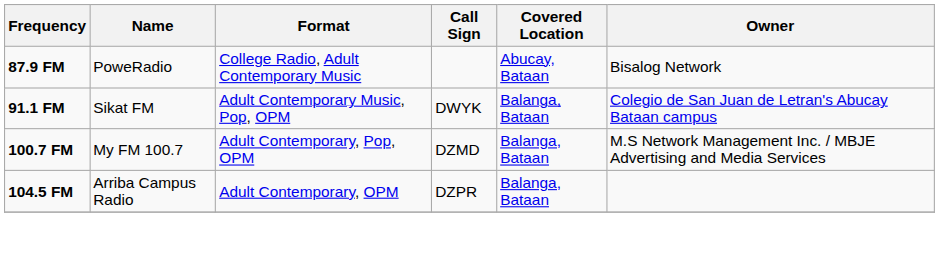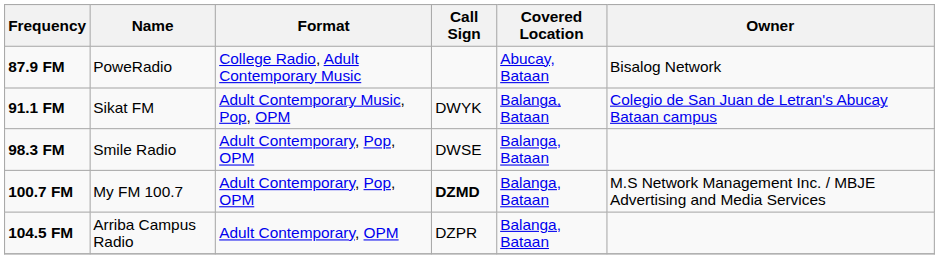+ row: (36, 150)
(457, 150) normal -> (457, 192) bold
